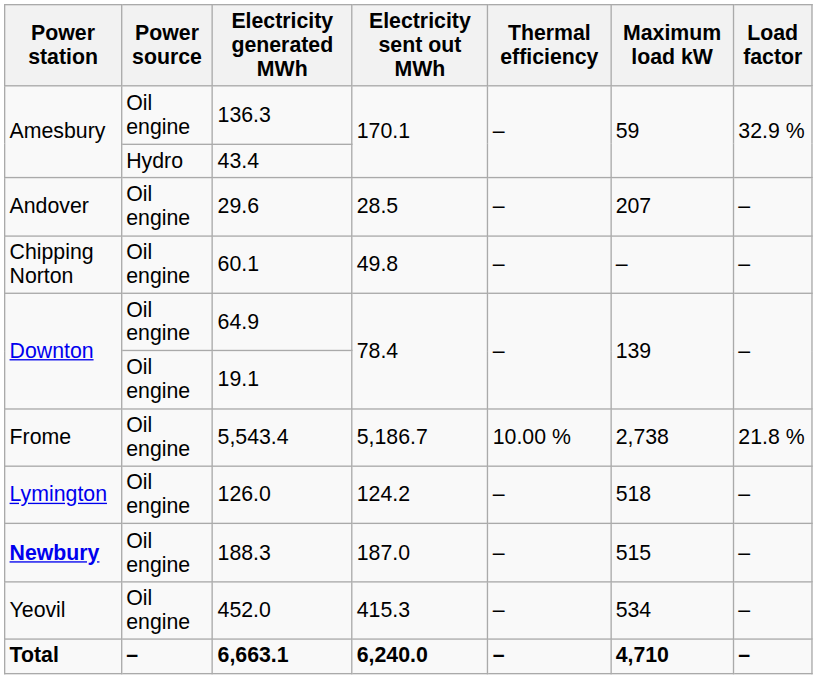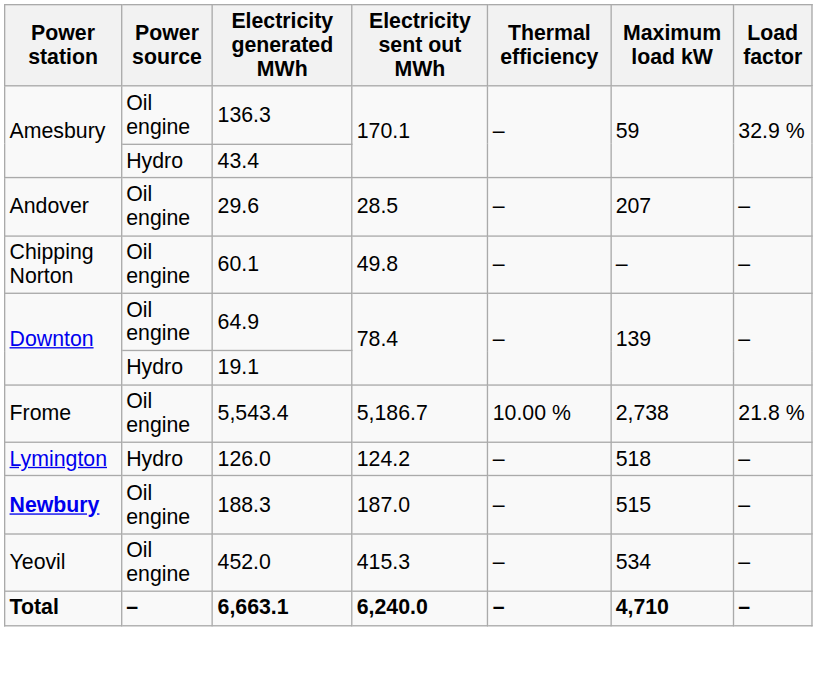(158, 379) Oil engine -> (155, 367) Hydro
(158, 494) Oil engine -> (155, 458) Hydro
